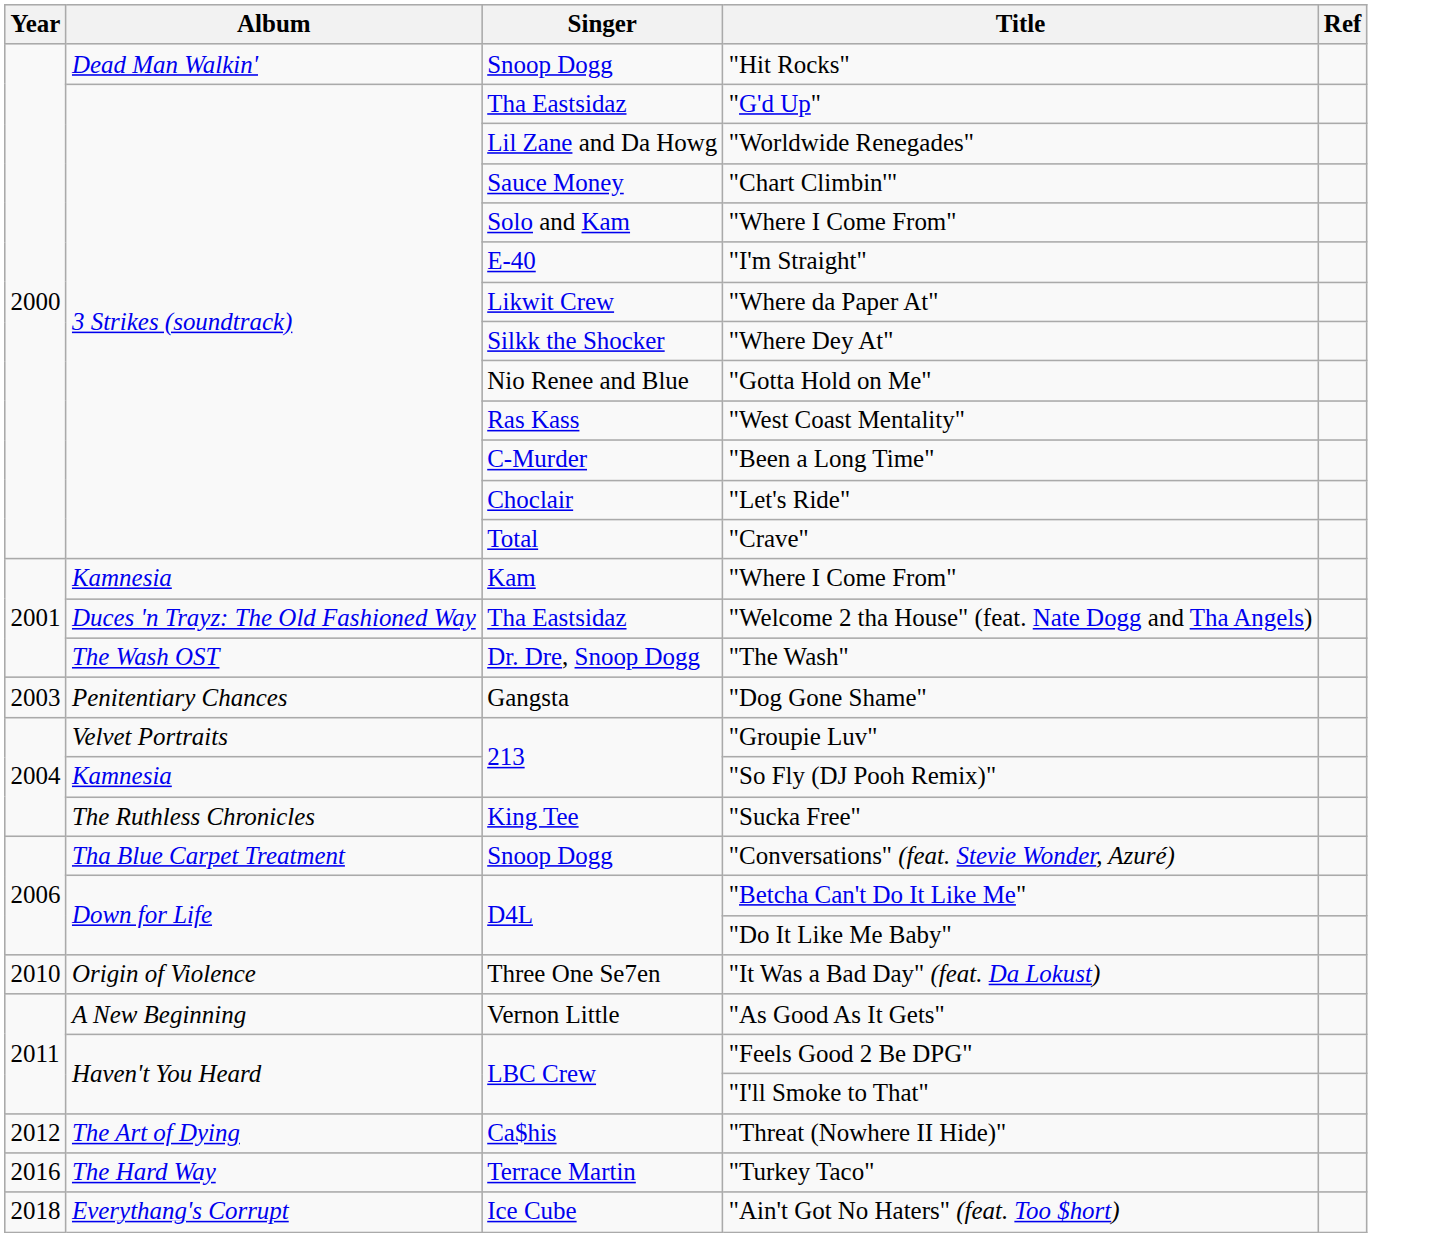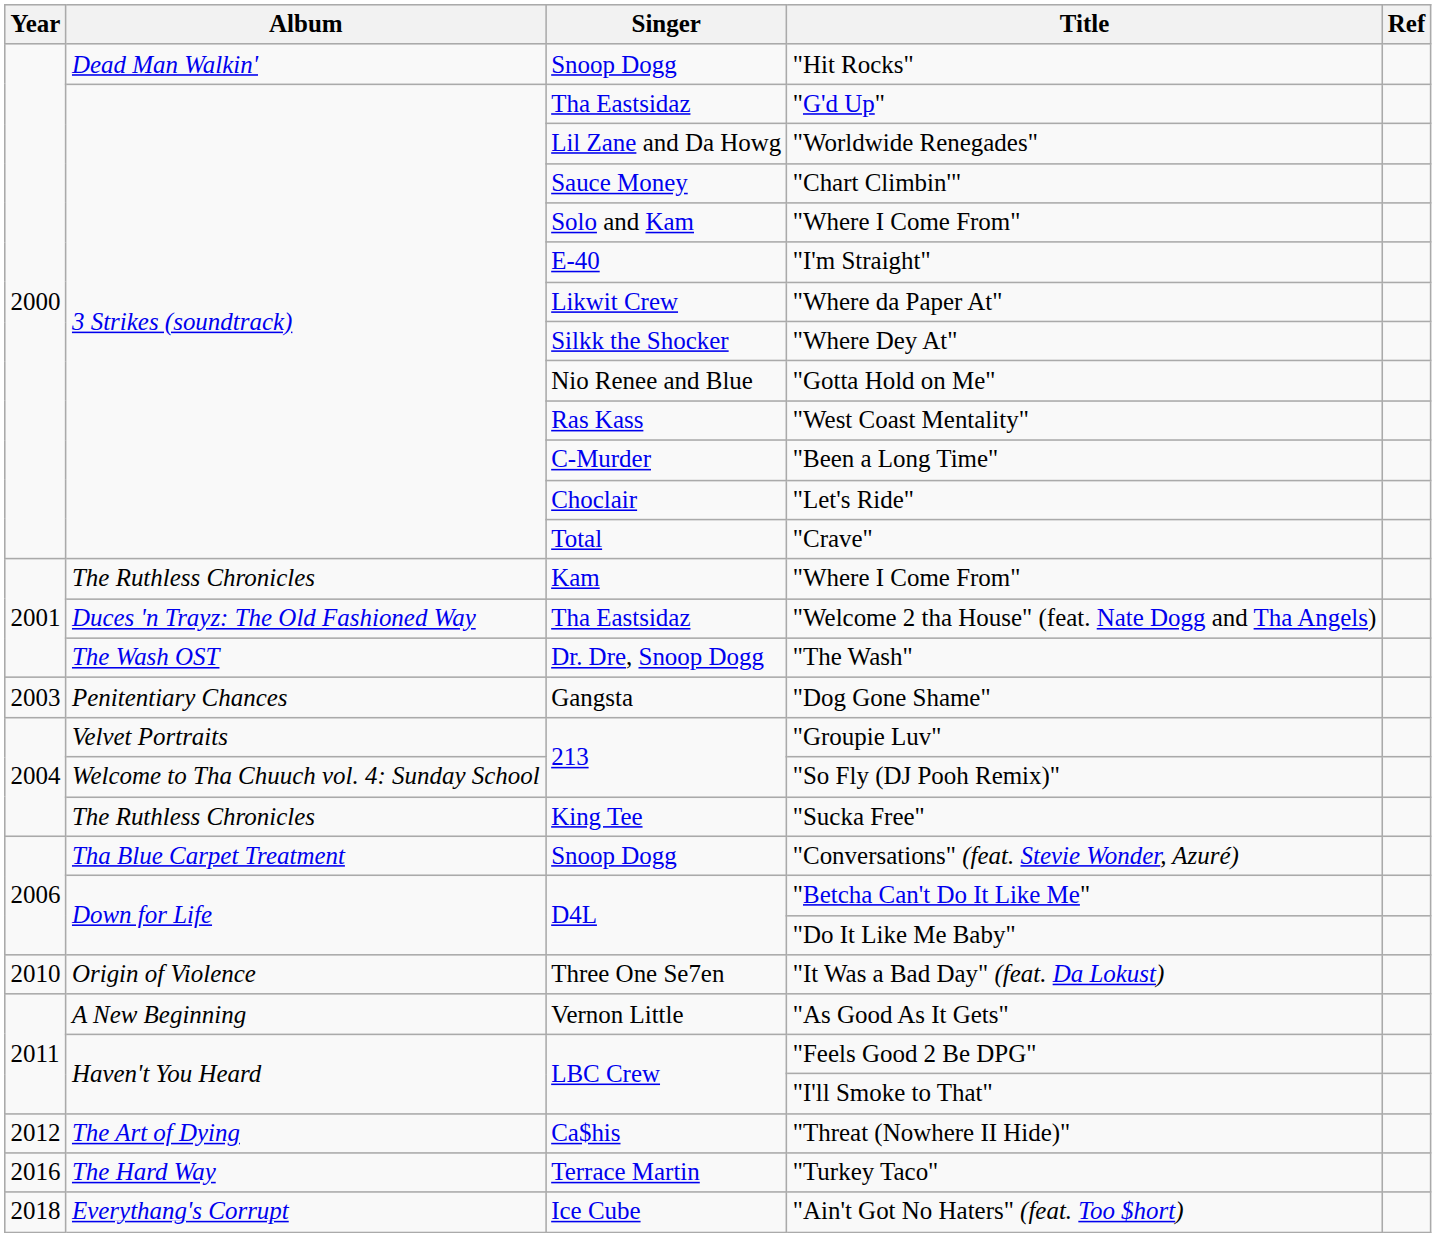(122, 578) Kamnesia -> (194, 578) The Ruthless Chronicles
(122, 776) Kamnesia -> (306, 776) Welcome to Tha Chuuch vol. 4: Sunday School
